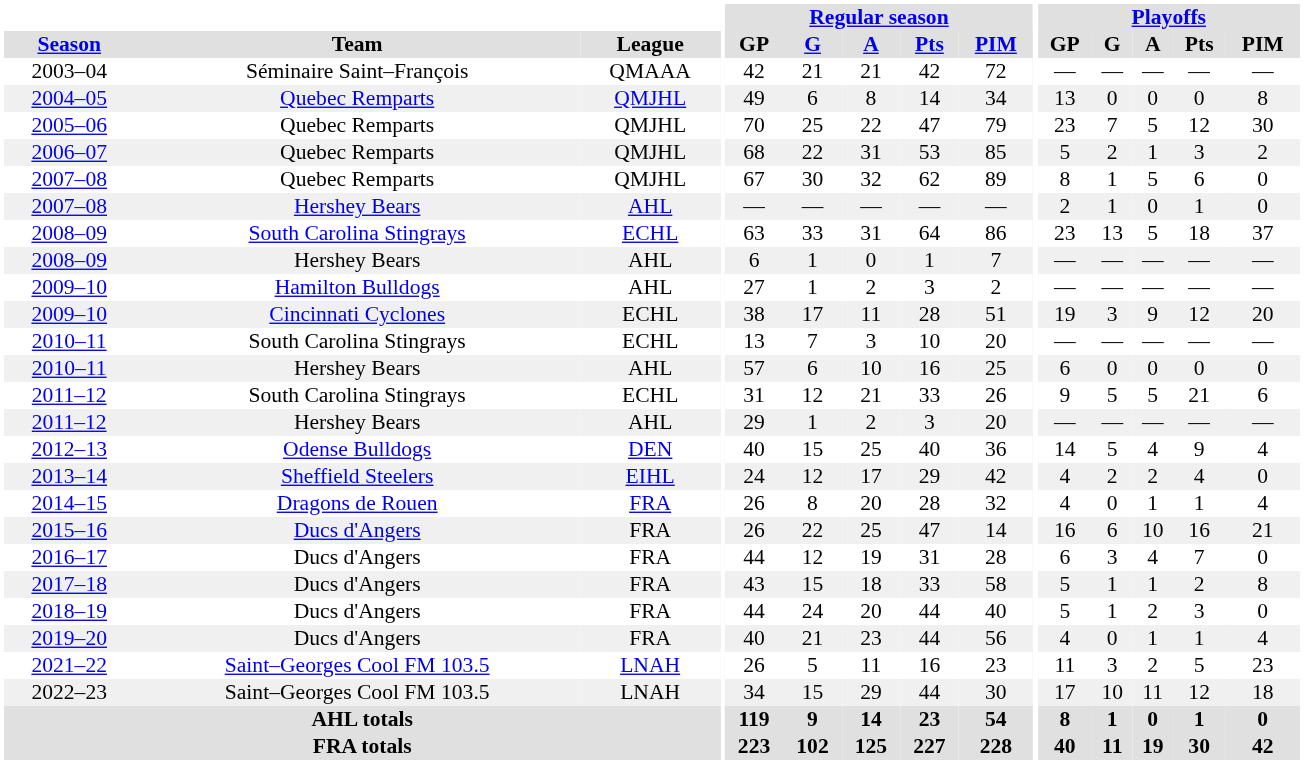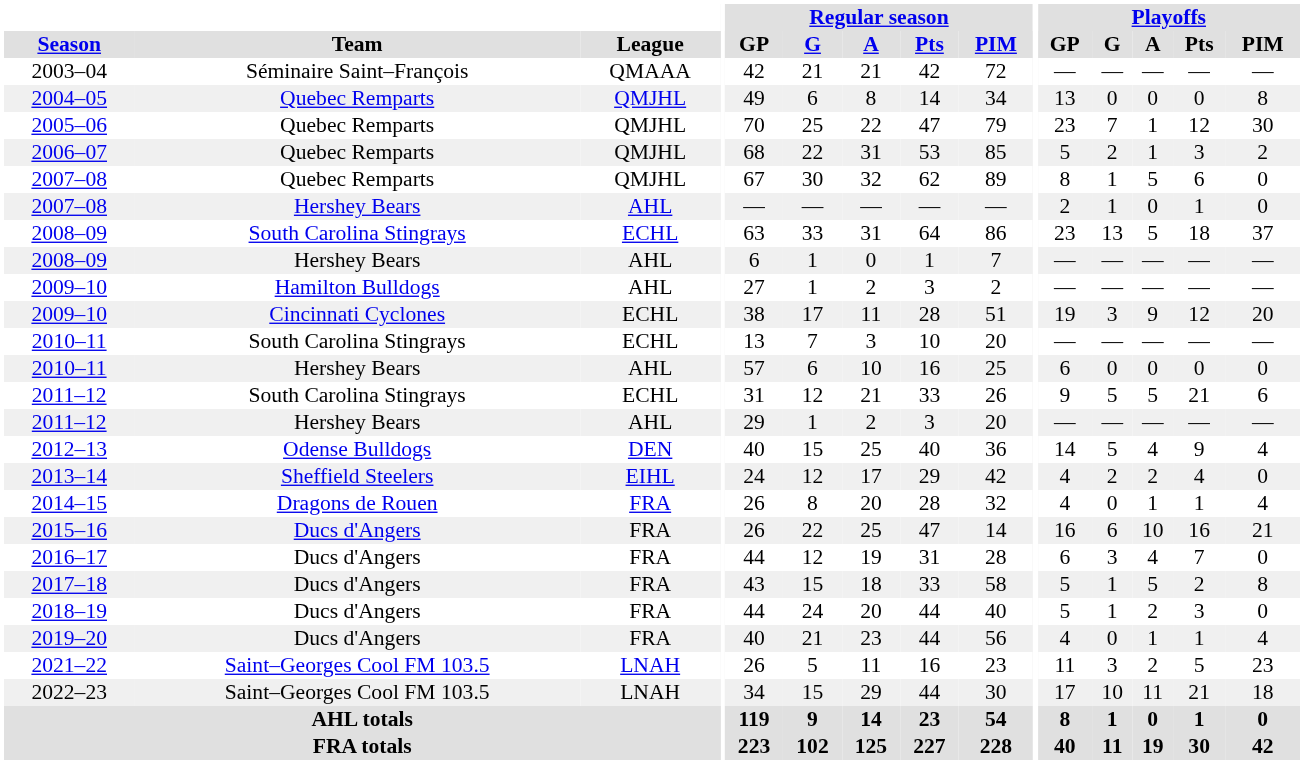(1153, 125) 5 -> (1153, 125) 1
(1153, 584) 1 -> (1153, 584) 5
(1199, 692) 12 -> (1199, 692) 21
